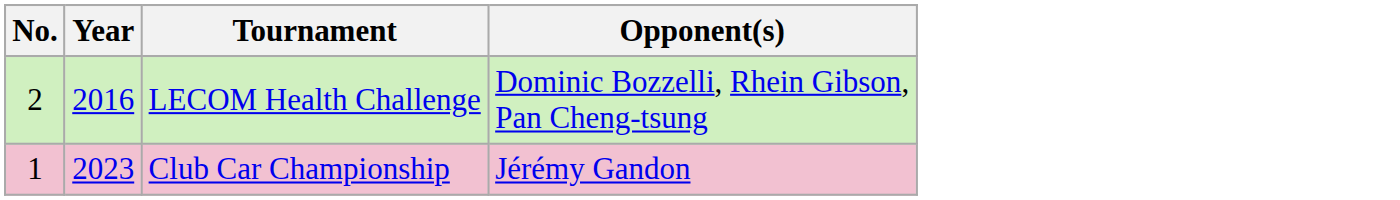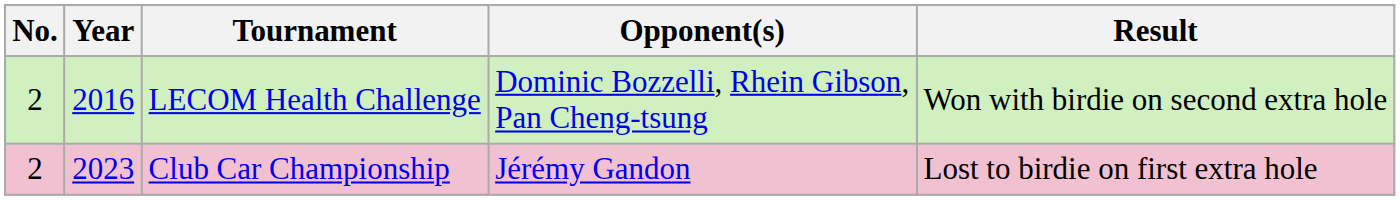+ column: (1155, 30)
(35, 169) 1 -> (35, 169) 2
